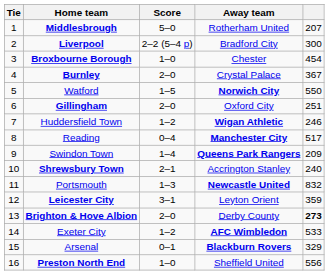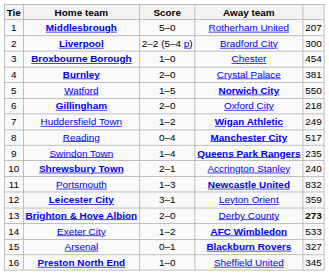(313, 74) 367 -> (313, 74) 381
(313, 106) 251 -> (313, 106) 218
(313, 121) 246 -> (313, 121) 249
(313, 153) 209 -> (313, 153) 235
(313, 247) 329 -> (313, 247) 327
(313, 262) 556 -> (313, 262) 345
